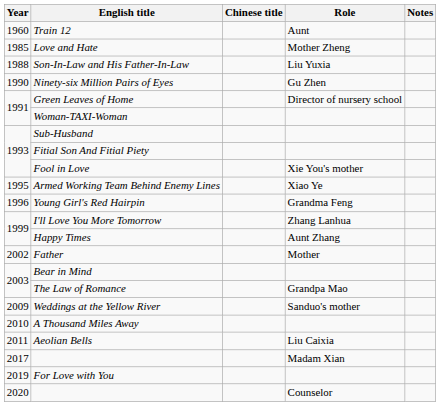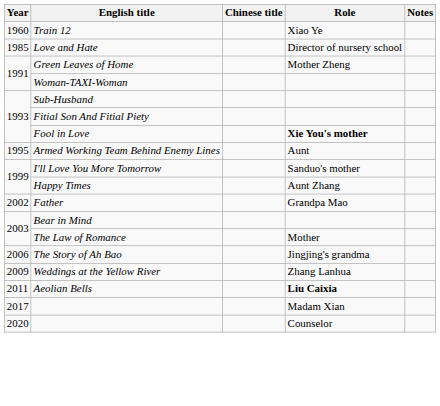(299, 30) Aunt -> (305, 30) Xiao Ye
(319, 47) Mother Zheng -> (345, 47) Director of nursery school
- row: (18, 64)
- row: (18, 82)
(345, 99) Director of nursery school -> (319, 64) Mother Zheng
(325, 168) normal -> (328, 133) bold
(305, 185) Xiao Ye -> (299, 151) Aunt
- row: (18, 202)
(319, 220) Zhang Lanhua -> (324, 168) Sanduo's mother
(304, 254) Mother -> (318, 202) Grandpa Mao
(318, 289) Grandpa Mao -> (304, 237) Mother
+ row: (18, 254)
(324, 306) Sanduo's mother -> (319, 271) Zhang Lanhua
- row: (18, 323)
(311, 340) normal -> (312, 289) bold
- row: (18, 375)
